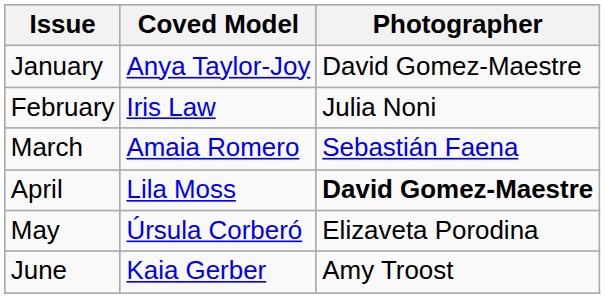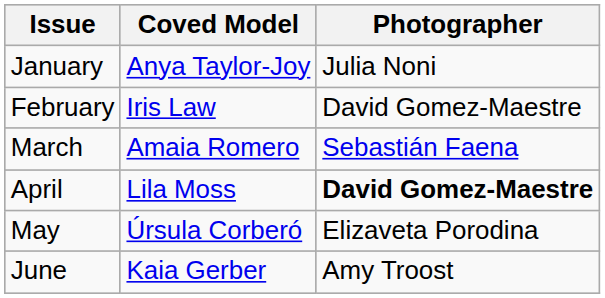(452, 66) David Gomez-Maestre -> (379, 66) Julia Noni
(379, 107) Julia Noni -> (452, 107) David Gomez-Maestre
